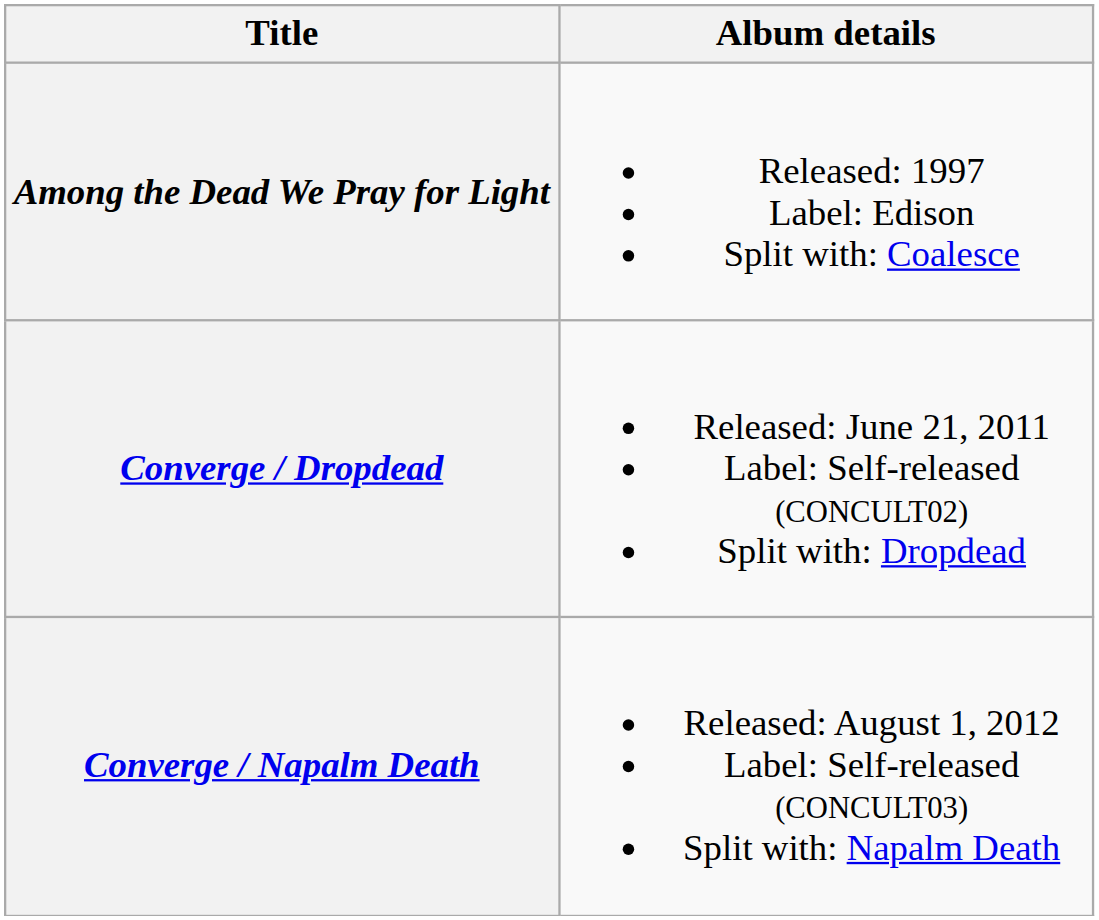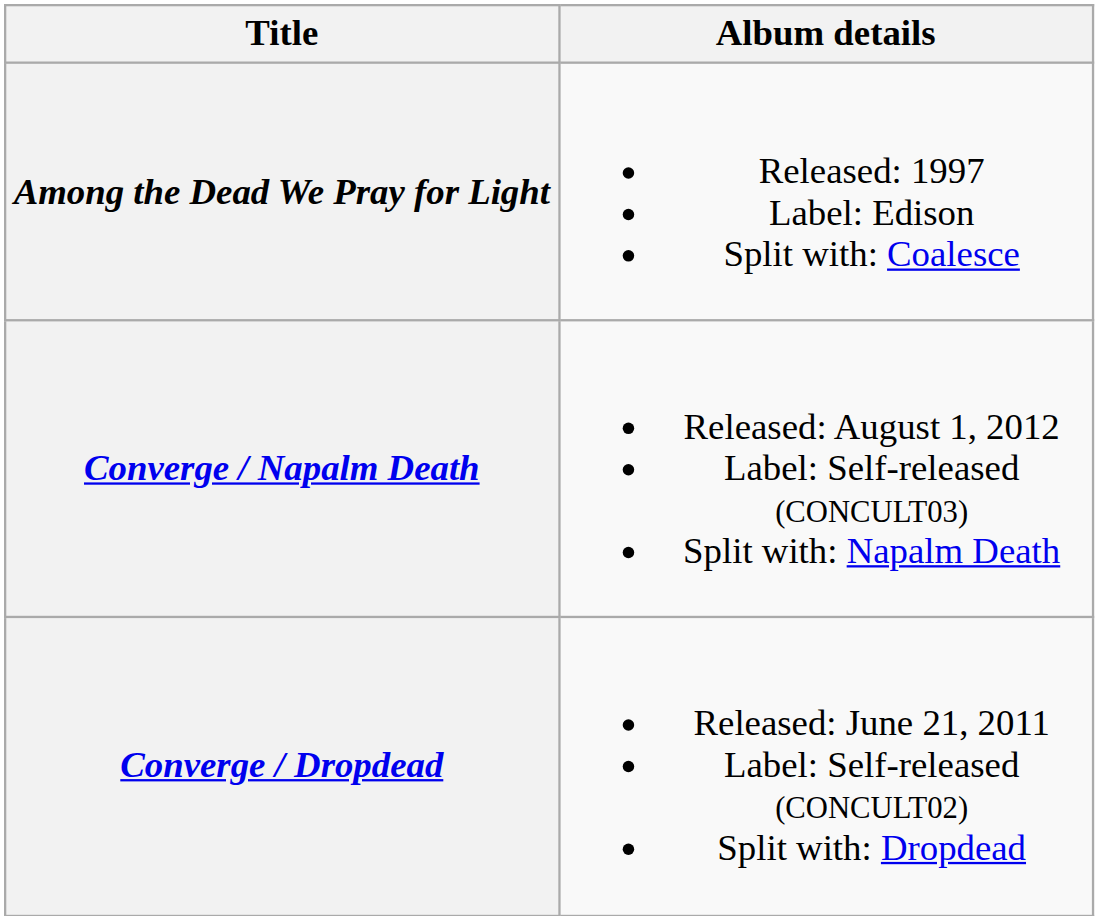rows swapped: (282, 467) <-> (282, 765)
